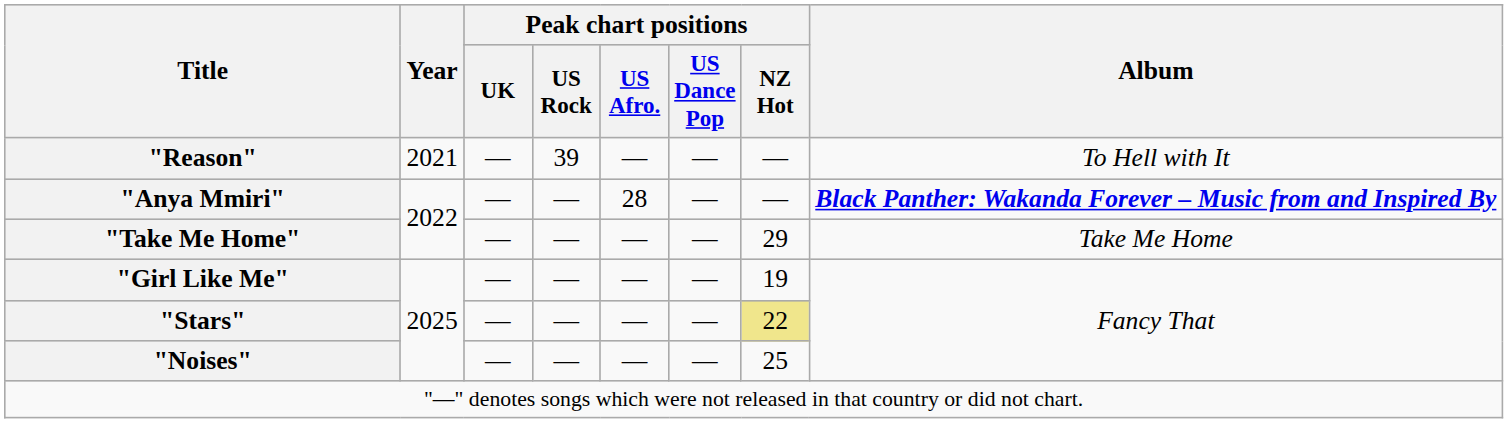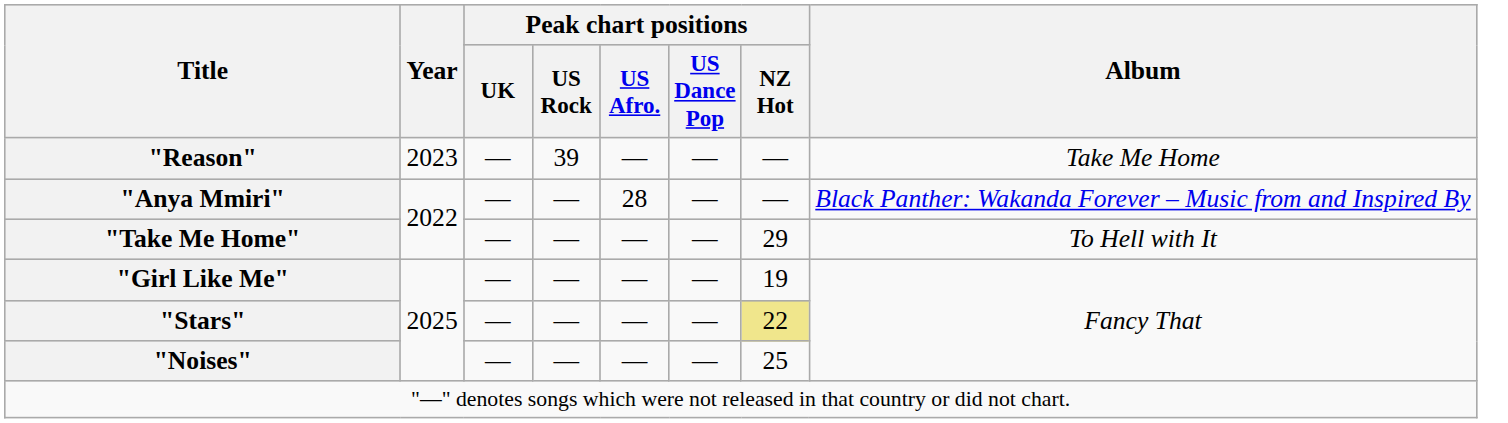(432, 157) 2021 -> (432, 157) 2023
(1156, 157) To Hell with It -> (1143, 157) Take Me Home
(1156, 198) bold -> (1143, 198) normal
(1156, 238) Take Me Home -> (1143, 238) To Hell with It
